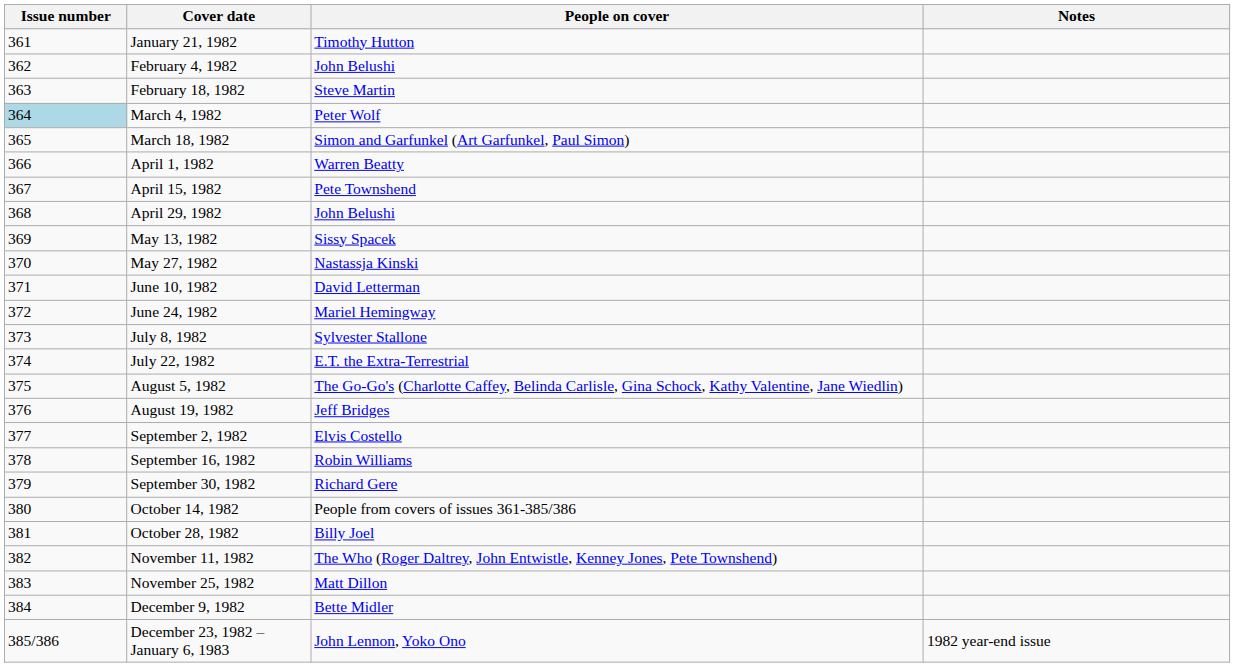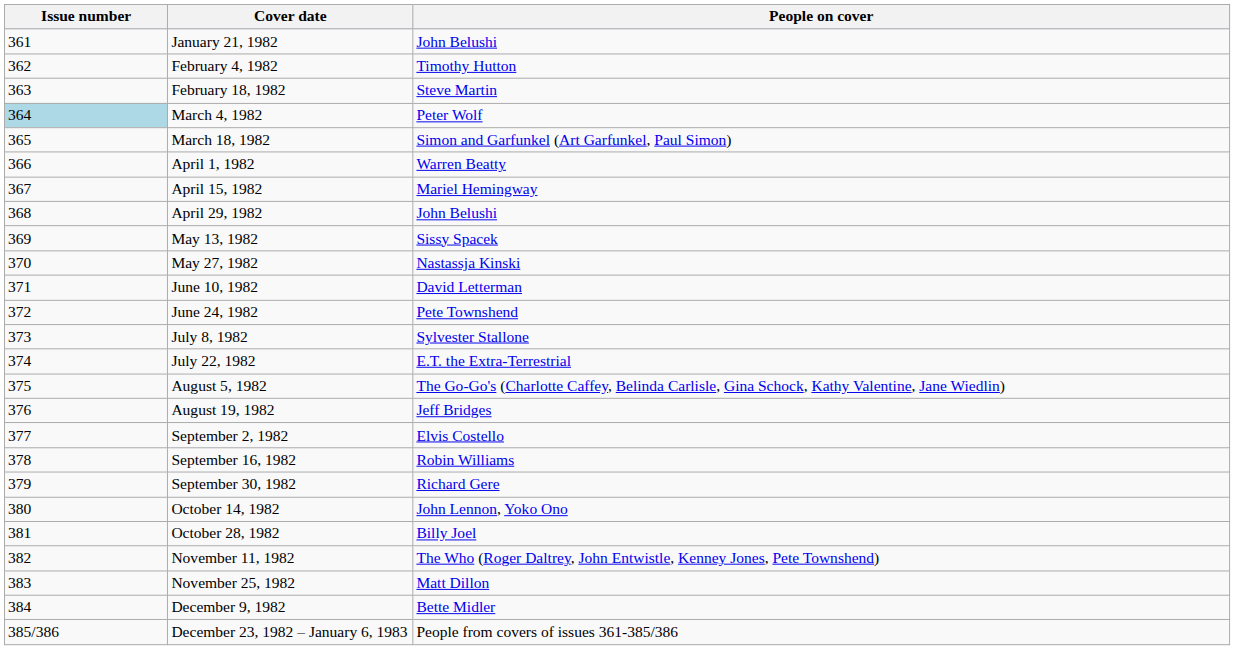- column: (1076, 16)
(364, 41) Timothy Hutton -> (457, 41) John Belushi
(355, 66) John Belushi -> (466, 66) Timothy Hutton
(365, 189) Pete Townshend -> (477, 189) Mariel Hemingway
(375, 312) Mariel Hemingway -> (467, 312) Pete Townshend
(445, 509) People from covers of issues 361-385/386 -> (492, 509) John Lennon, Yoko Ono
(390, 640) John Lennon, Yoko Ono -> (547, 632) People from covers of issues 361-385/386
